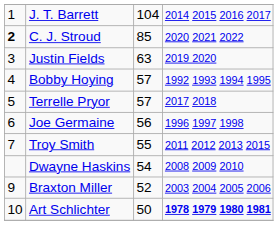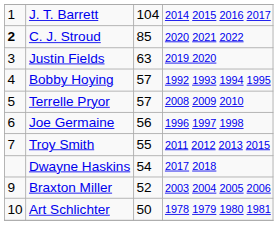(191, 101) 2017 2018 -> (204, 101) 2008 2009 2010
(204, 166) 2008 2009 2010 -> (191, 166) 2017 2018
(218, 209) bold -> (218, 209) normal
